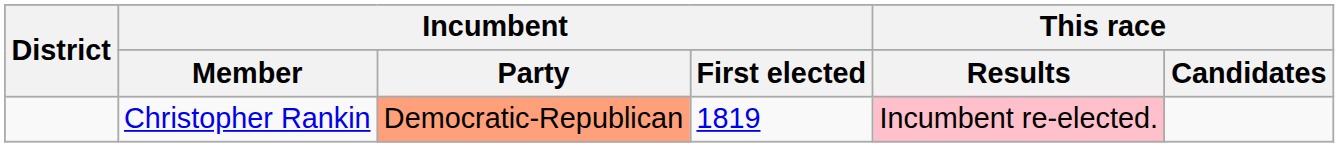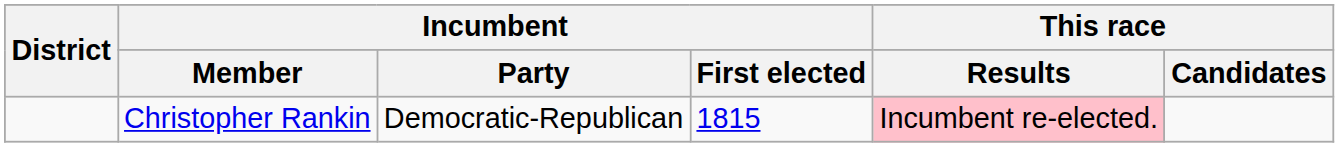(533, 118) lightsalmon background -> (533, 118) no background
(728, 118) 1819 -> (728, 118) 1815
